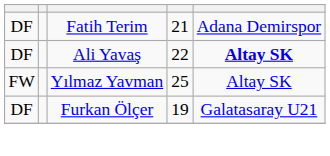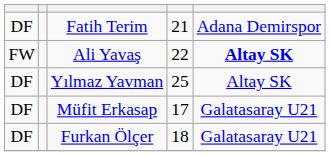(22, 54) DF -> (22, 54) FW
(22, 81) FW -> (22, 81) DF
+ row: (107, 109)
(180, 109) 19 -> (180, 137) 18
